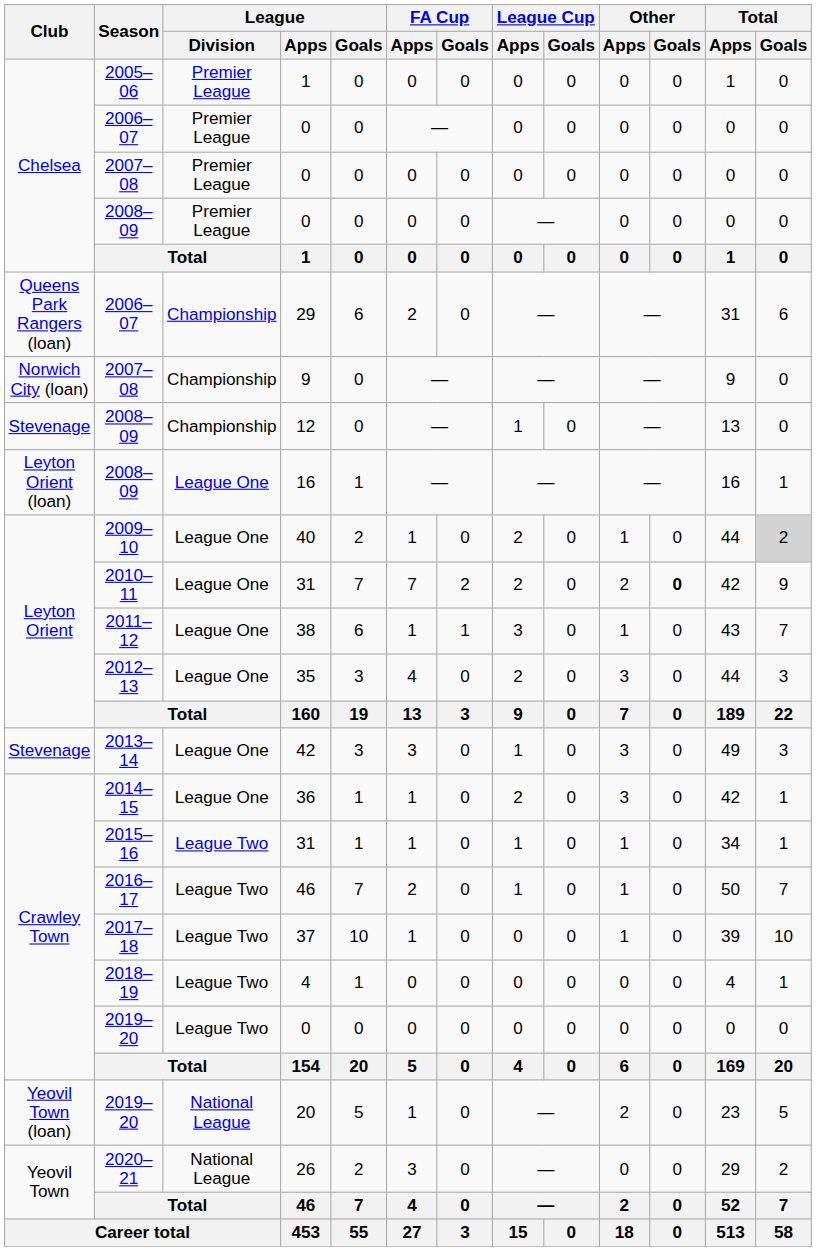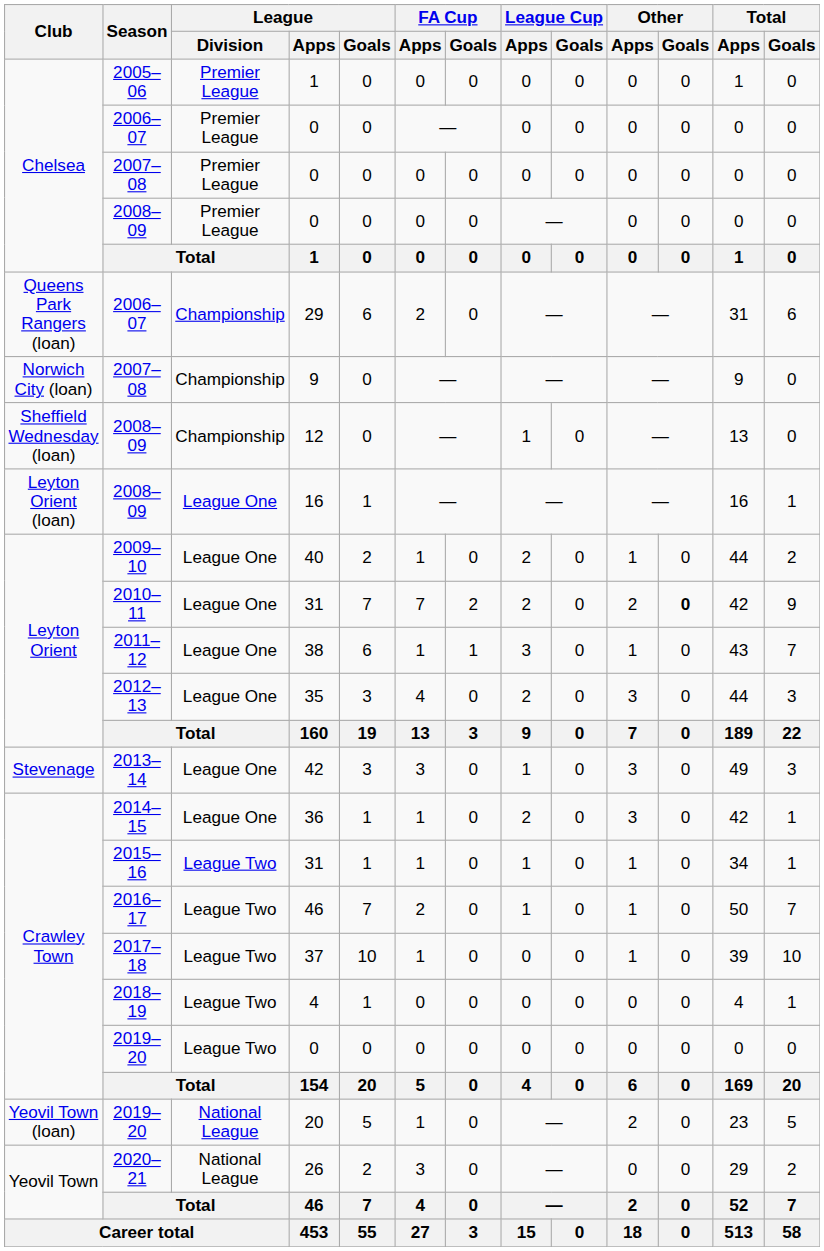(49, 426) Stevenage -> (54, 435) Sheffield Wednesday (loan)
(784, 538) lightgrey background -> (792, 557) no background
